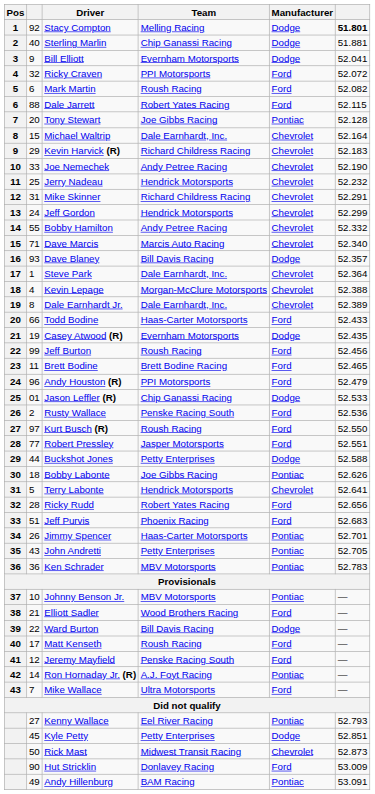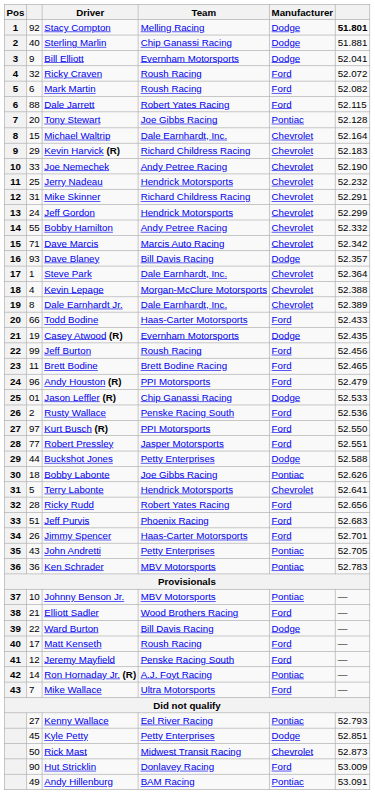(175, 74) PPI Motorsports -> (171, 74) Roush Racing
(353, 243) 52.340 -> (353, 243) 52.342
(171, 428) Roush Racing -> (175, 428) PPI Motorsports
(288, 536) Pontiac -> (282, 536) Ford
